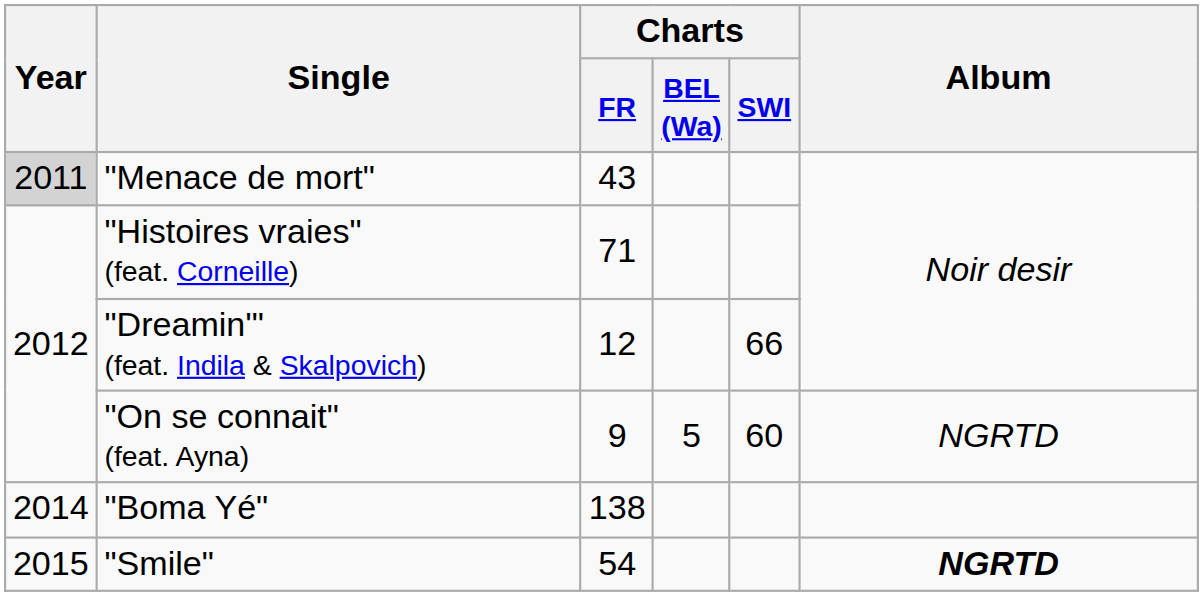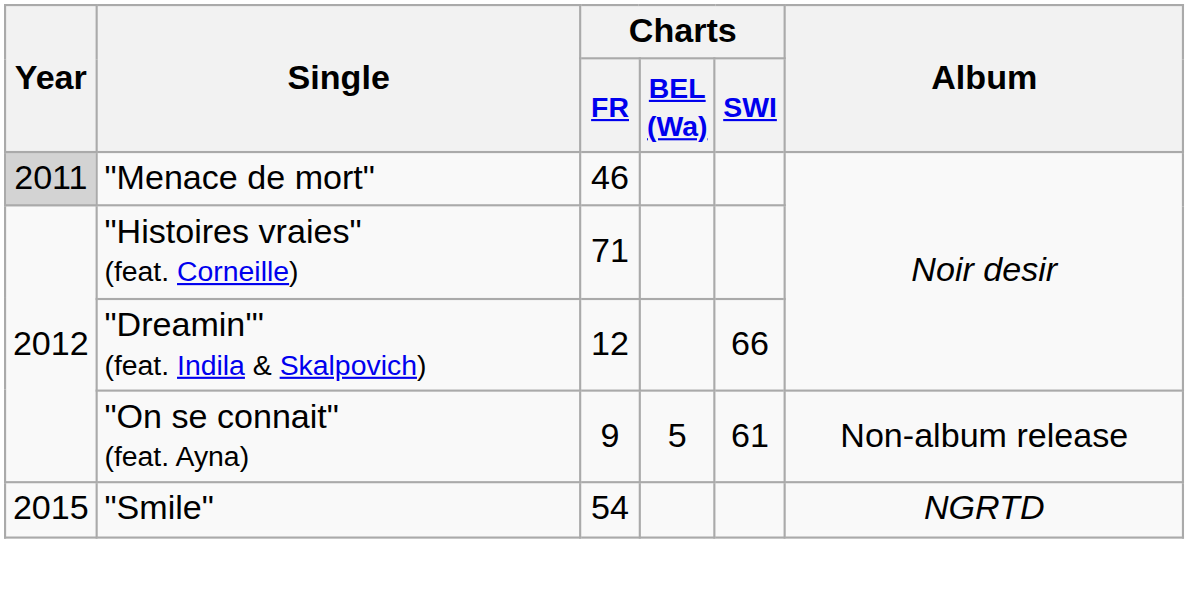(617, 177) 43 -> (610, 177) 46
(764, 435) 60 -> (750, 435) 61
(999, 435) NGRTD -> (984, 435) Non-album release
- row: (186, 509)
(999, 563) bold -> (984, 509) normal
